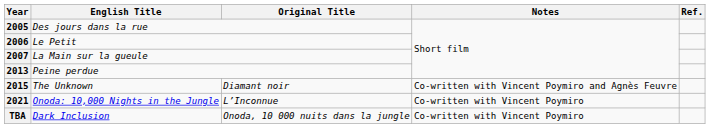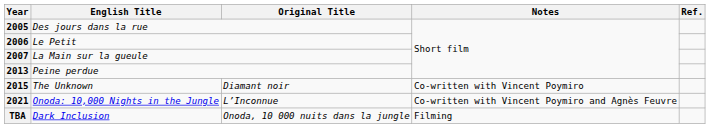(545, 86) Co-written with Vincent Poymiro and Agnès Feuvre -> (499, 86) Co-written with Vincent Poymiro
(499, 101) Co-written with Vincent Poymiro -> (545, 101) Co-written with Vincent Poymiro and Agnès Feuvre
(499, 116) Co-written with Vincent Poymiro -> (433, 116) Filming
